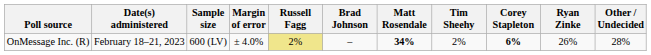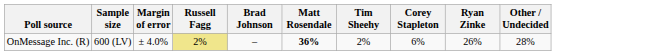- column: (139, 19)
(404, 42) 34% -> (309, 42) 36%
(513, 42) bold -> (418, 42) normal
